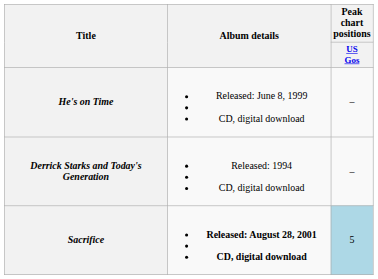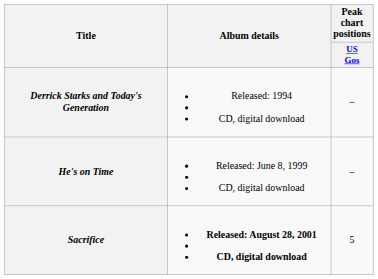rows swapped: (86, 171) <-> (86, 102)
(352, 240) lightblue background -> (352, 240) no background
